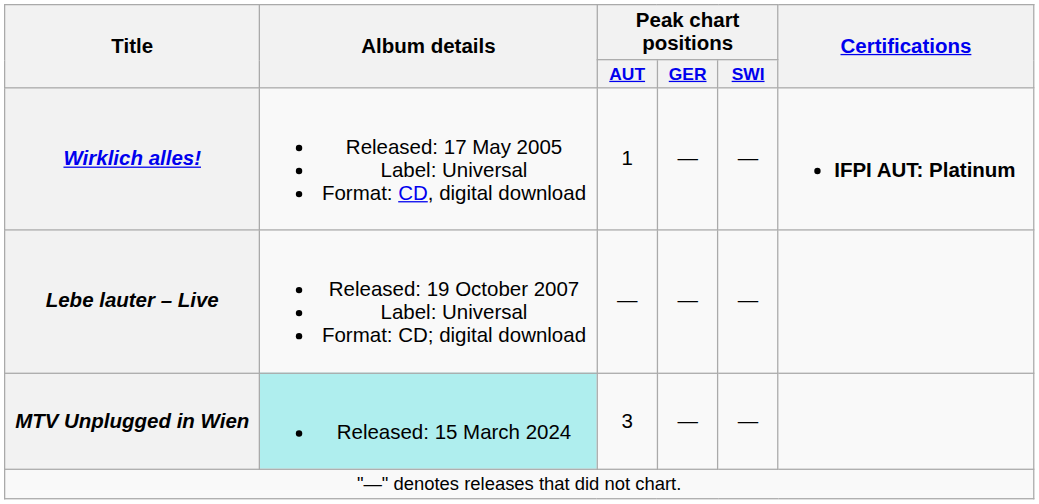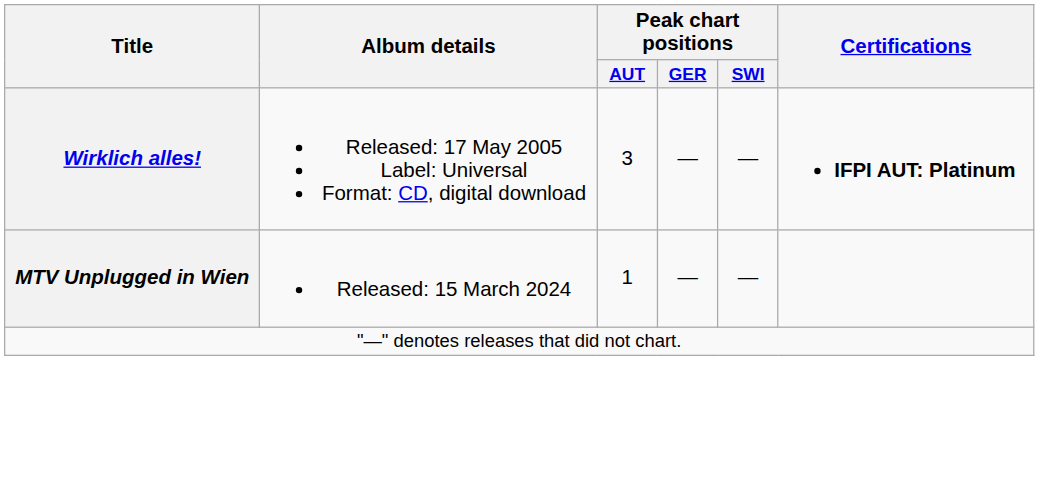(627, 158) 1 -> (627, 158) 3
- row: (132, 301)
(428, 432) paleturquoise background -> (428, 290) no background
(627, 420) 3 -> (627, 278) 1
